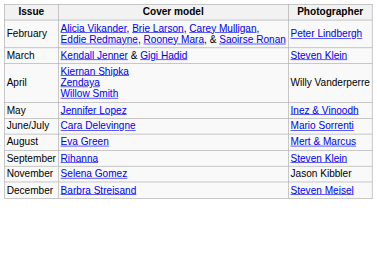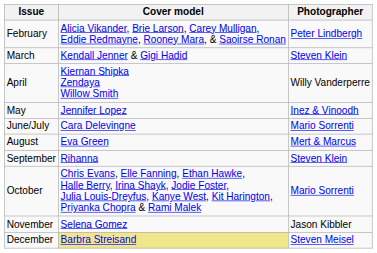+ row: (25, 191)
(98, 190) no background -> (98, 240) khaki background
